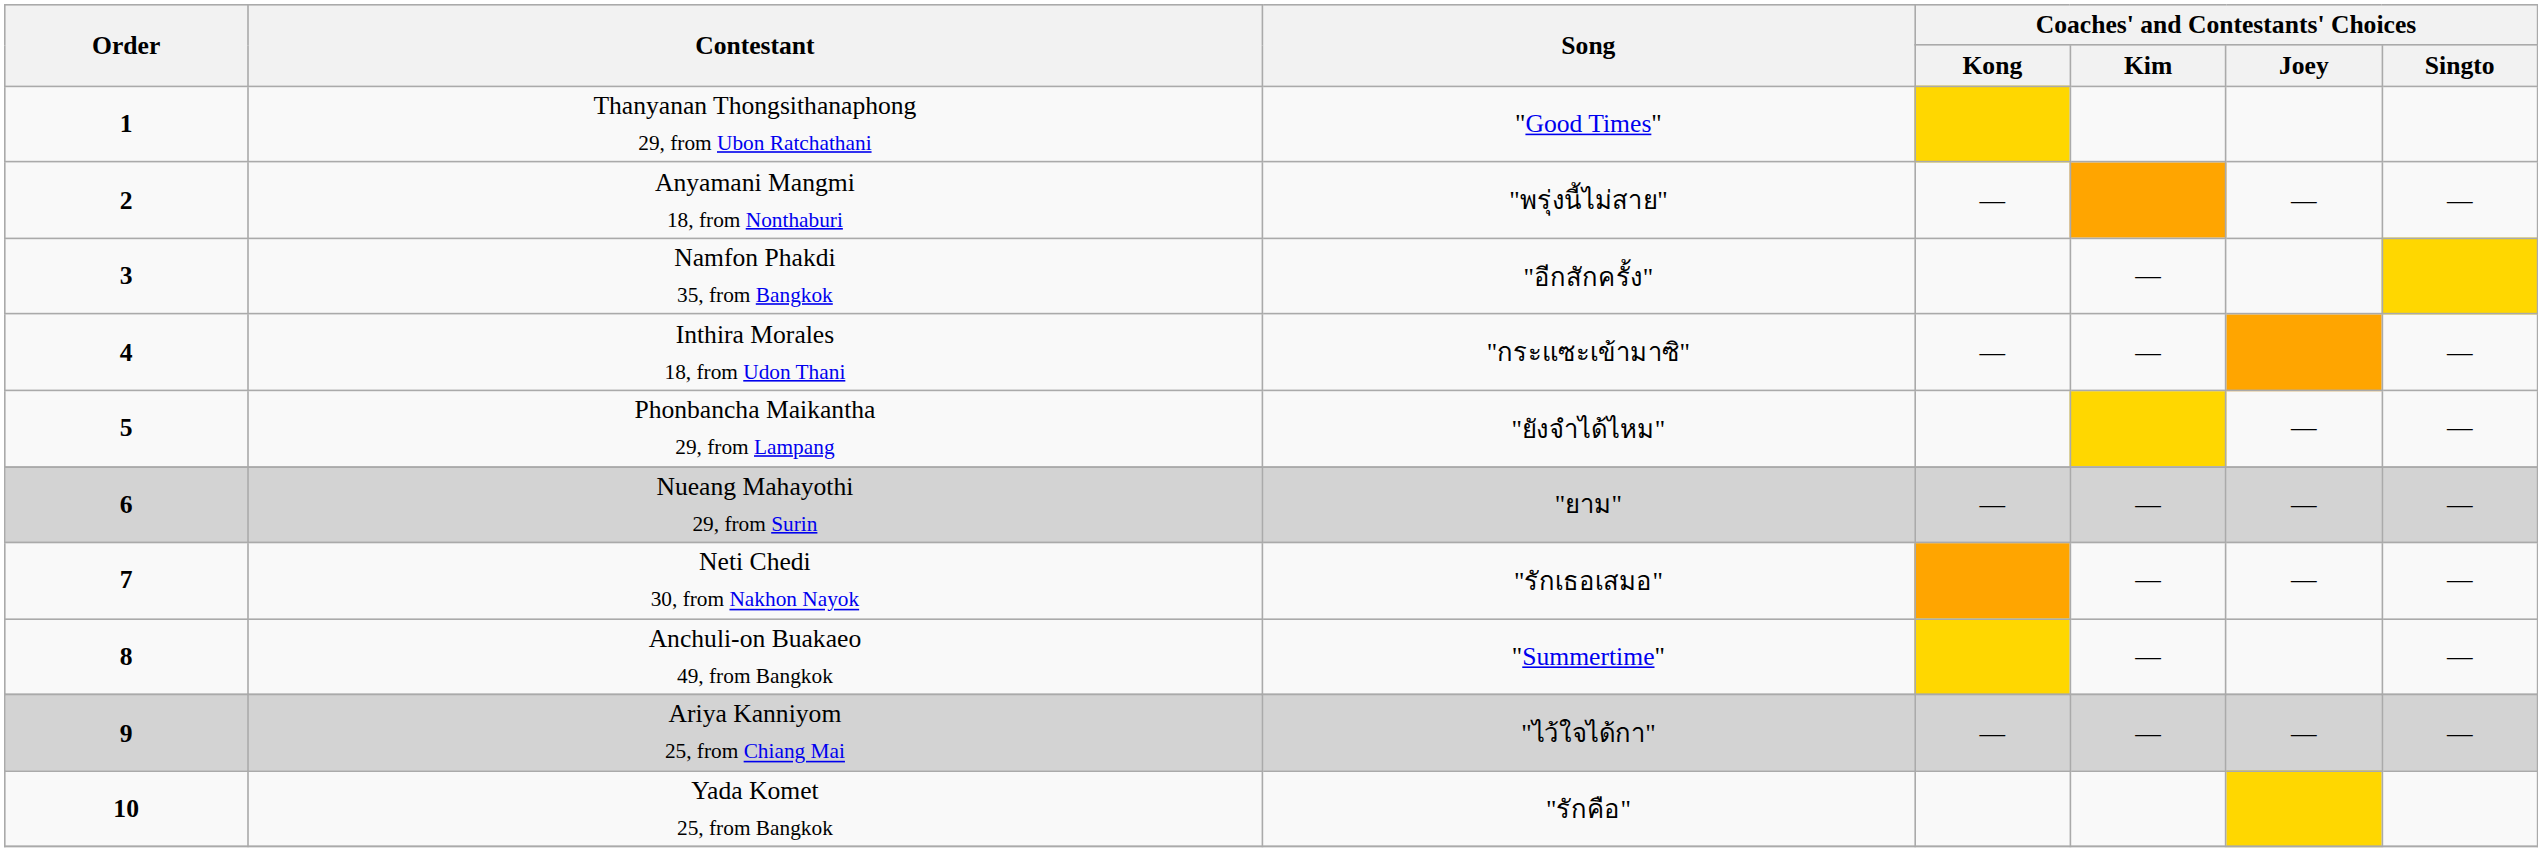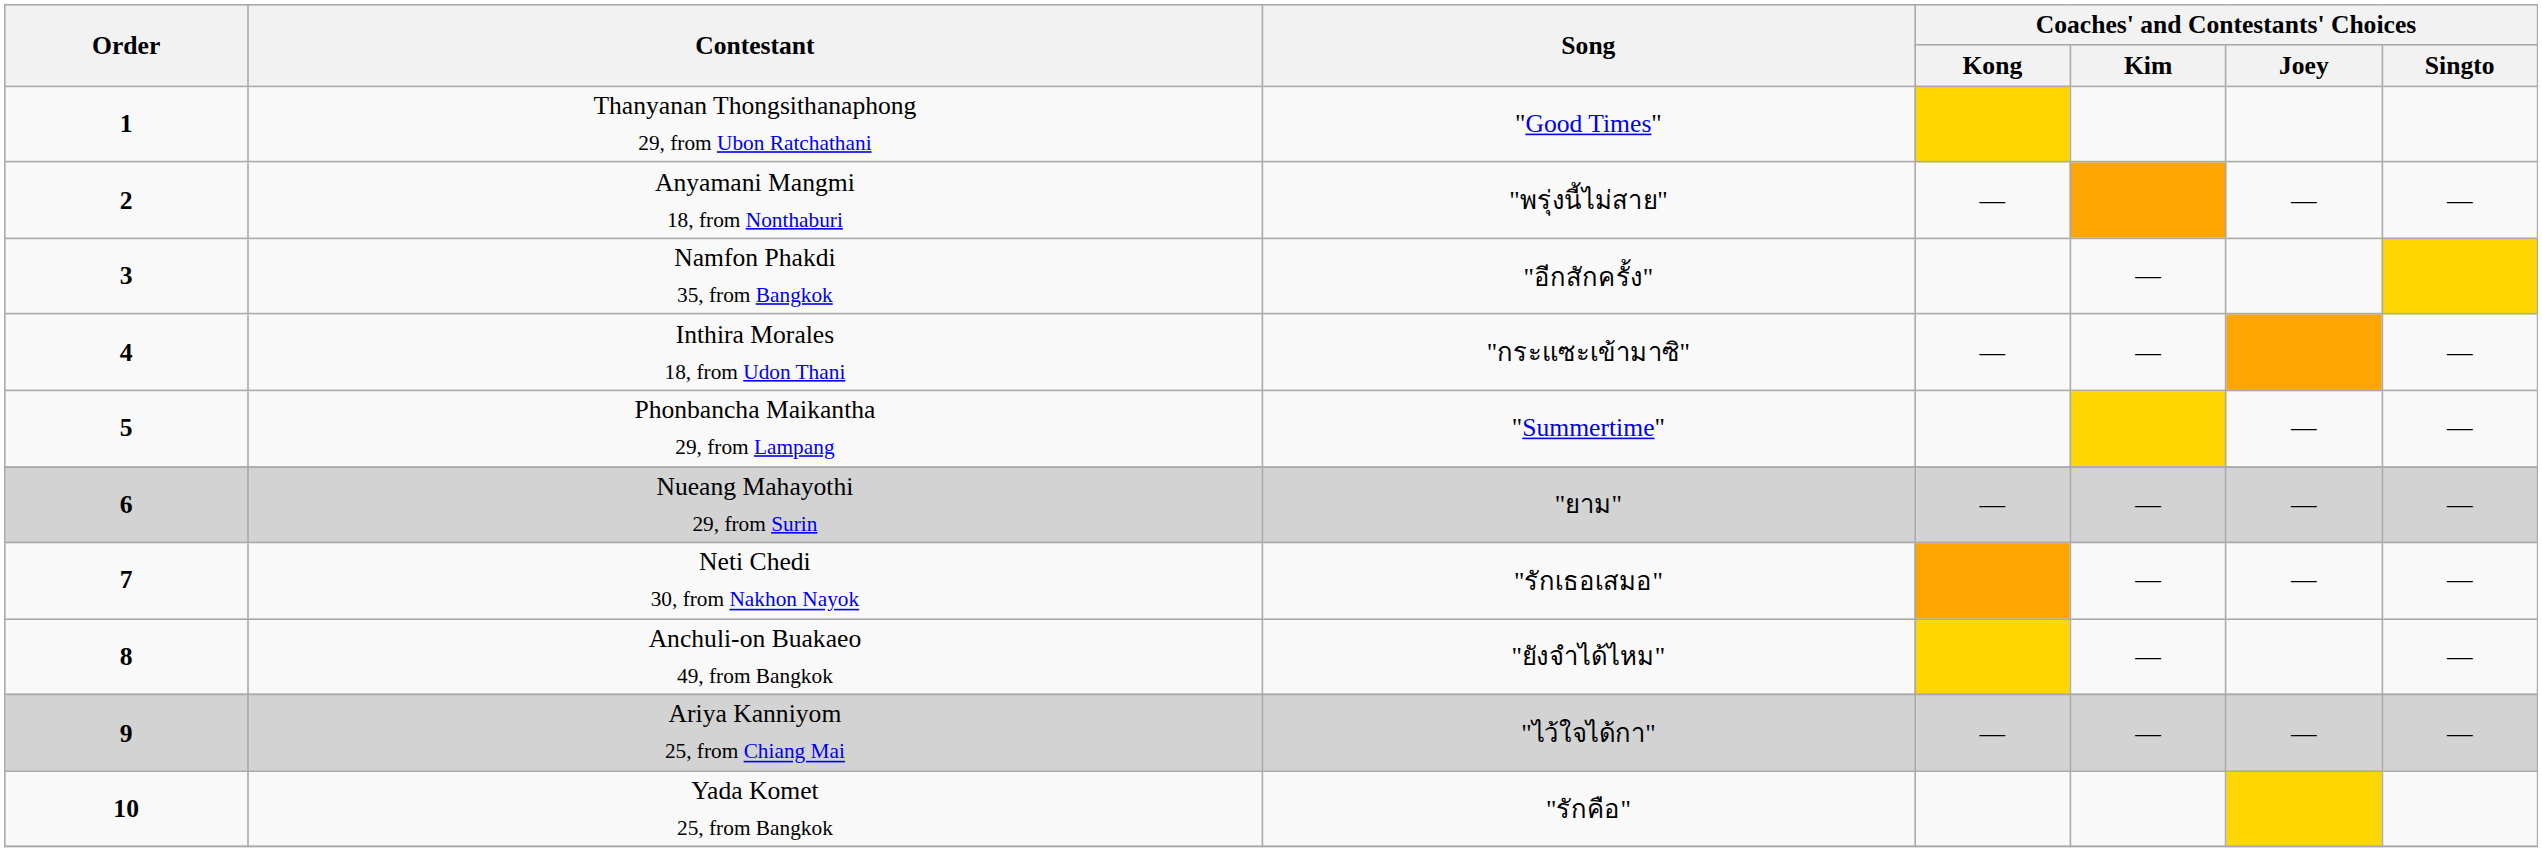(1588, 428) "ยังจำได้ไหม" -> (1588, 428) "Summertime"
(1588, 656) "Summertime" -> (1588, 657) "ยังจำได้ไหม"
